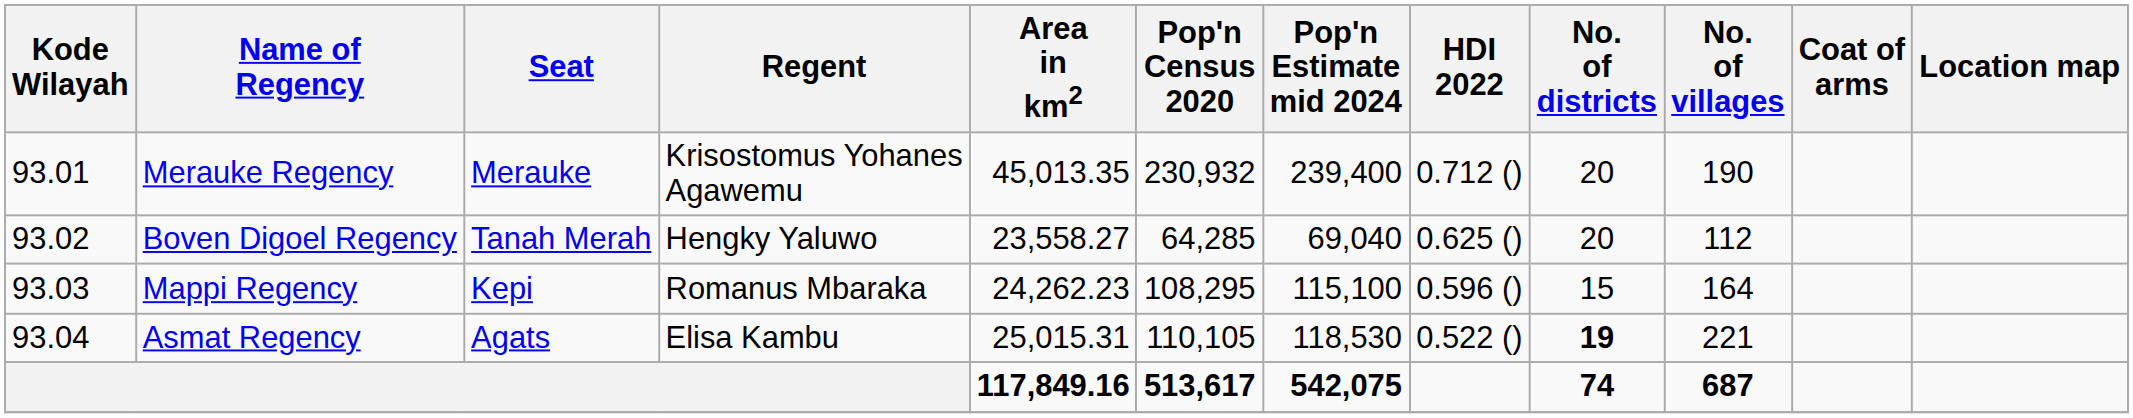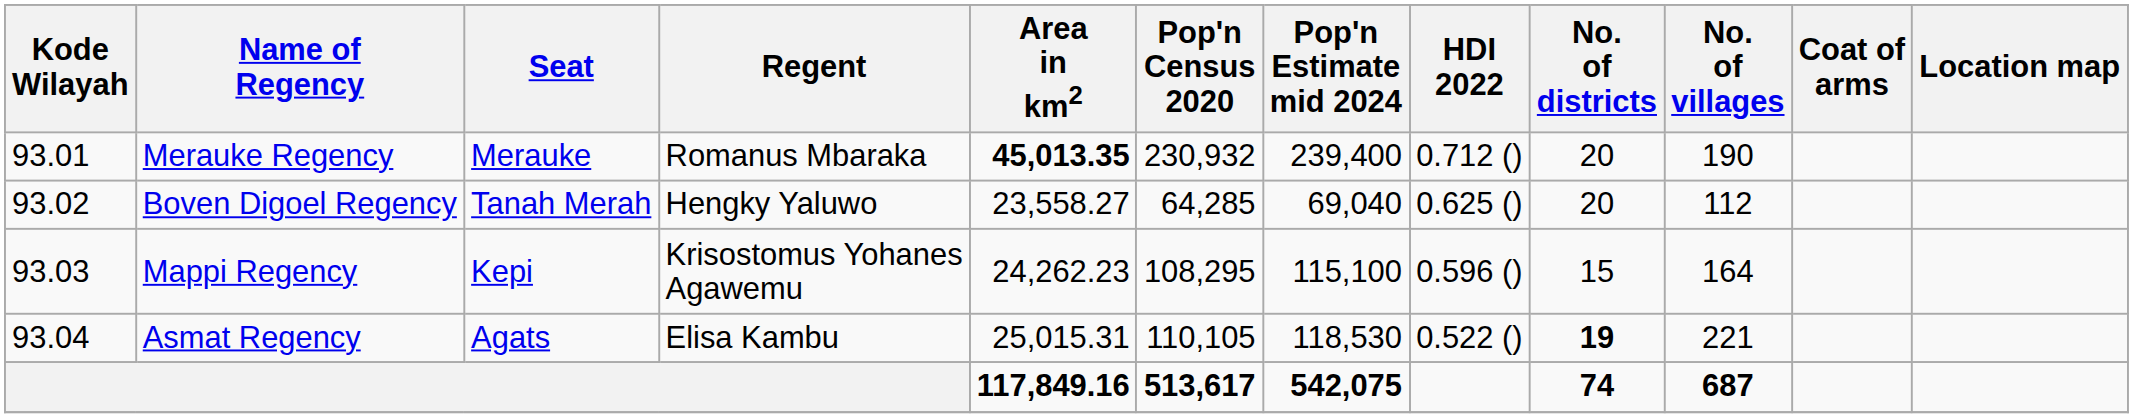(814, 173) Krisostomus Yohanes Agawemu -> (796, 155) Romanus Mbaraka
(1061, 173) normal -> (1061, 155) bold
(796, 288) Romanus Mbaraka -> (814, 271) Krisostomus Yohanes Agawemu
